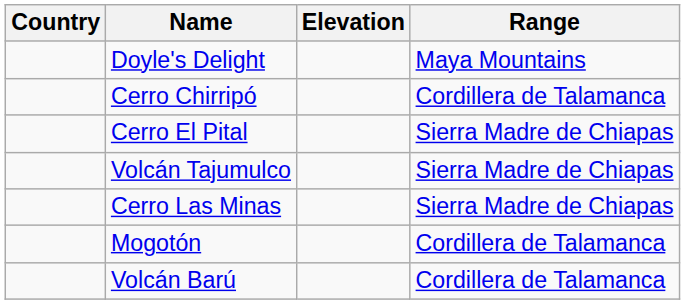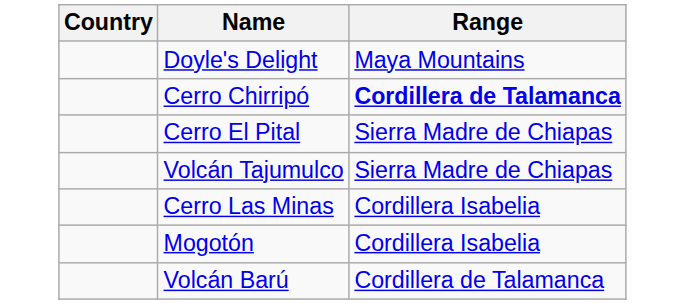- column: (353, 22)
(540, 96) normal -> (488, 96) bold
(545, 206) Sierra Madre de Chiapas -> (447, 206) Cordillera Isabelia
(540, 243) Cordillera de Talamanca -> (447, 243) Cordillera Isabelia
